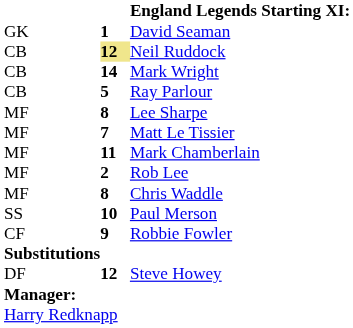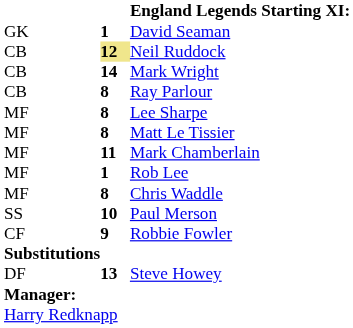(104, 91) 5 -> (104, 91) 8
(104, 132) 7 -> (104, 132) 8
(104, 172) 2 -> (104, 172) 1
(109, 274) 12 -> (109, 274) 13
